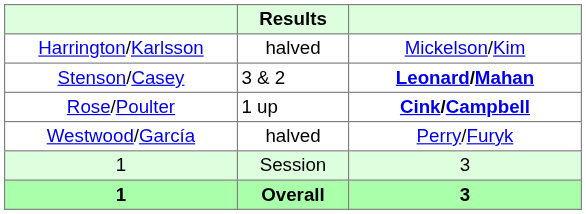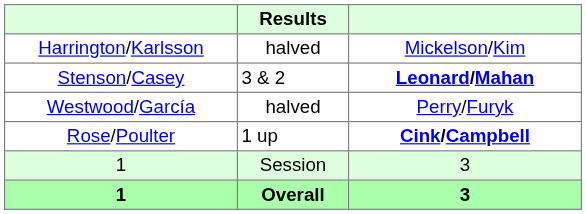rows swapped: (121, 106) <-> (121, 136)
